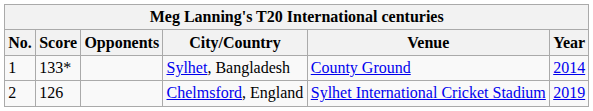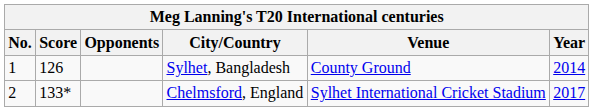(55, 67) 133* -> (51, 67) 126
(51, 93) 126 -> (55, 93) 133*
(569, 93) 2019 -> (569, 93) 2017
